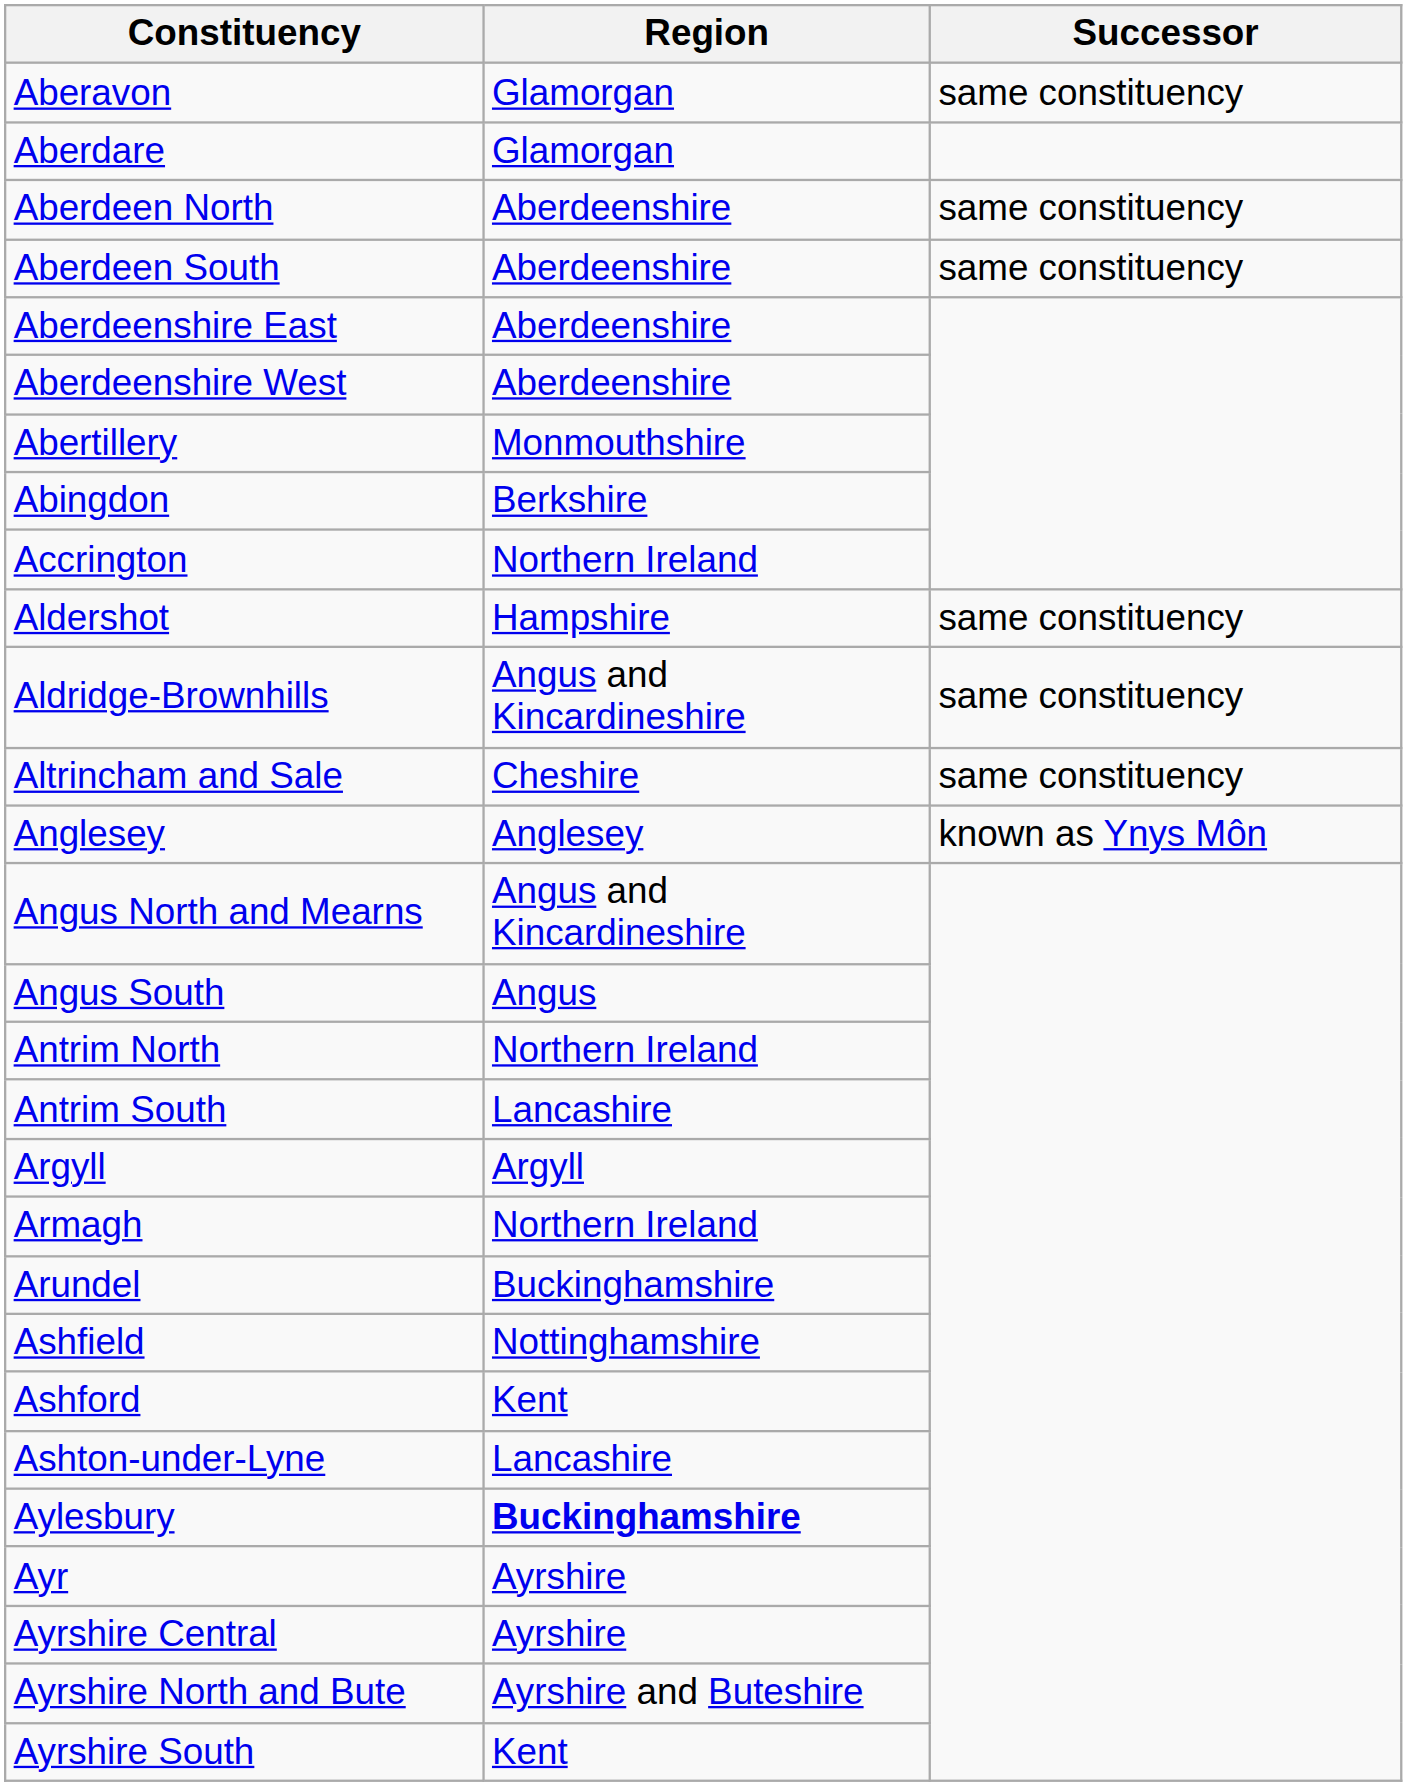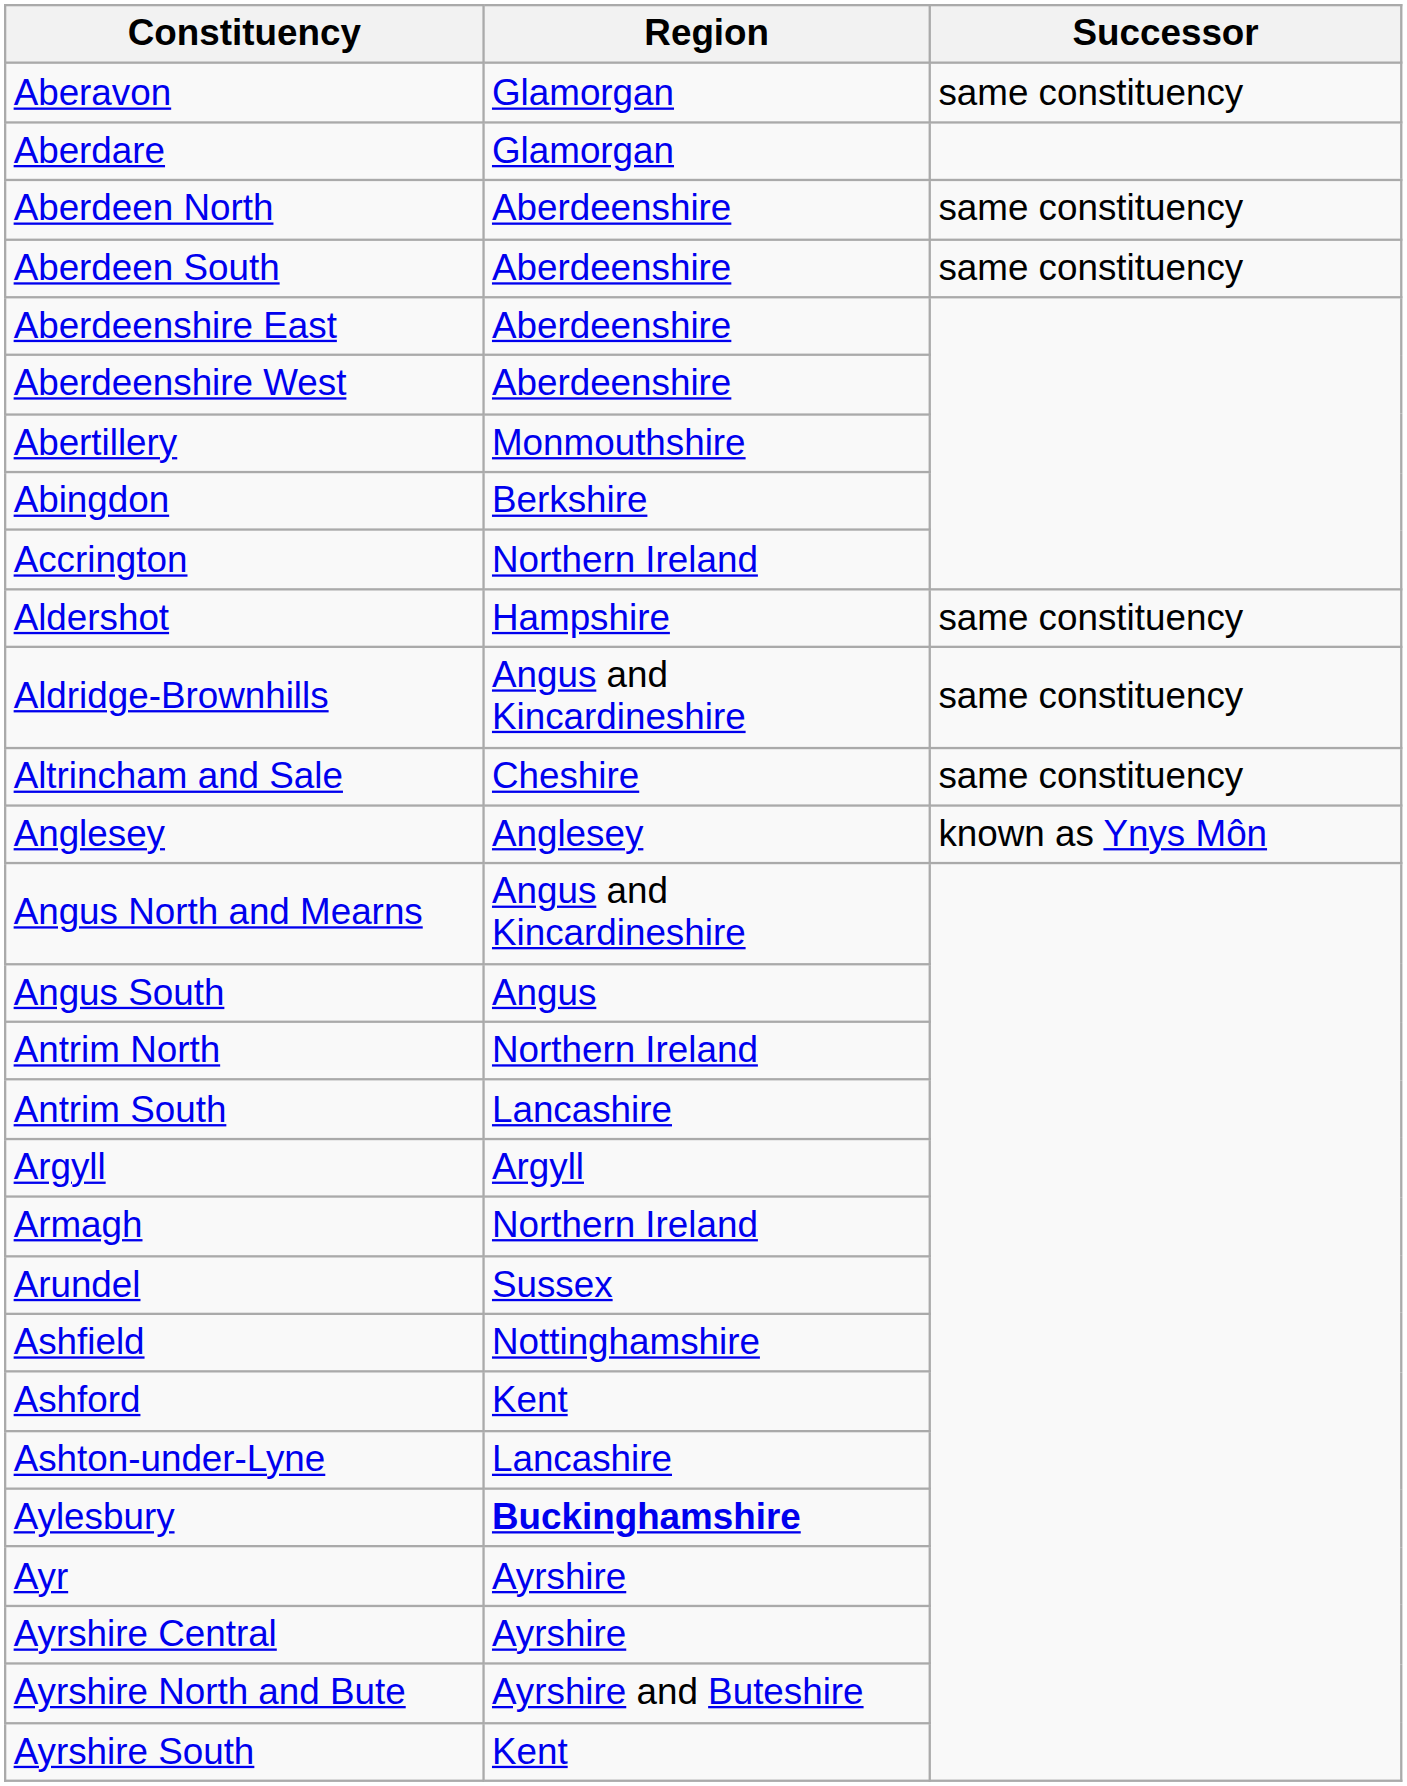(633, 1283) Buckinghamshire -> (552, 1283) Sussex
